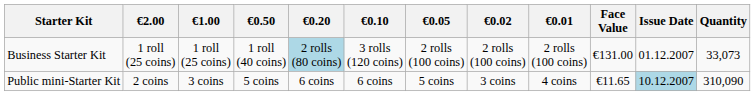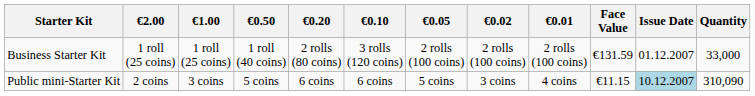(317, 54) lightblue background -> (317, 54) no background
(613, 54) €131.00 -> (613, 54) €131.59
(723, 54) 33,073 -> (723, 54) 33,000
(613, 81) €11.65 -> (613, 81) €11.15
